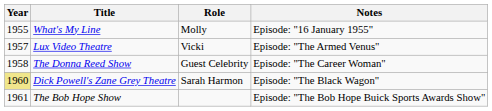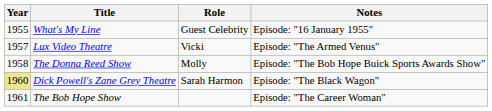(194, 30) Molly -> (215, 30) Guest Celebrity
(215, 64) Guest Celebrity -> (194, 64) Molly
(319, 64) Episode: "The Career Woman" -> (369, 64) Episode: "The Bob Hope Buick Sports Awards Show"
(369, 98) Episode: "The Bob Hope Buick Sports Awards Show" -> (319, 98) Episode: "The Career Woman"
